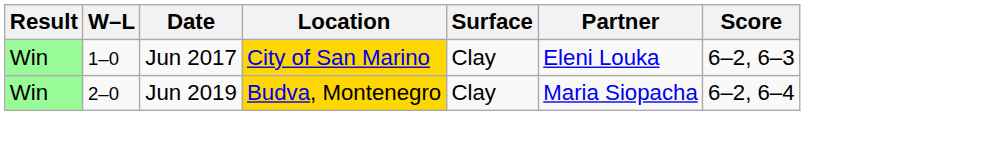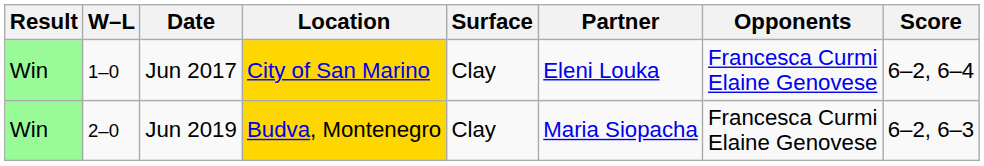+ column: (793, 22)
(751, 57) 6–2, 6–3 -> (931, 69) 6–2, 6–4
(751, 92) 6–2, 6–4 -> (931, 130) 6–2, 6–3
